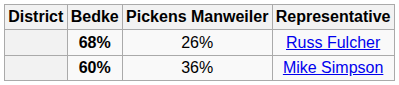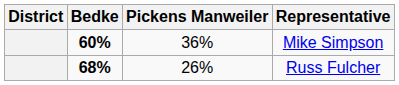rows swapped: (333, 42) <-> (333, 67)
